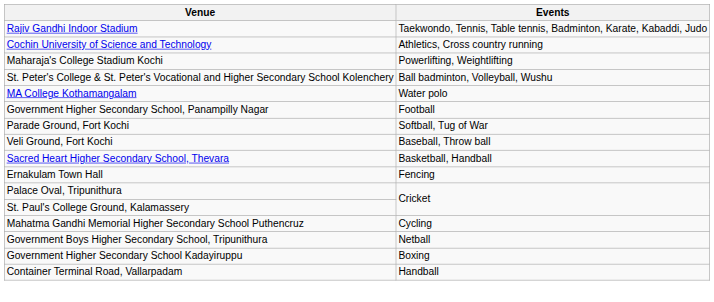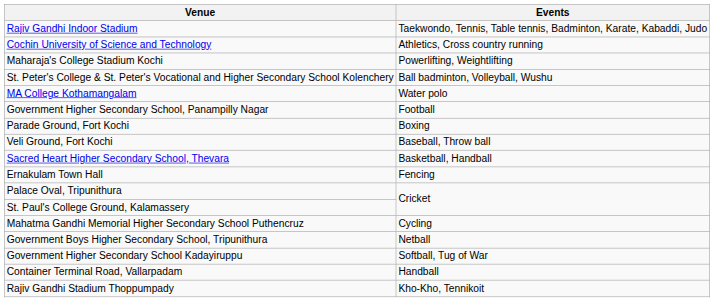(443, 126) Softball, Tug of War -> (414, 126) Boxing
(414, 256) Boxing -> (443, 256) Softball, Tug of War
+ row: (90, 288)
